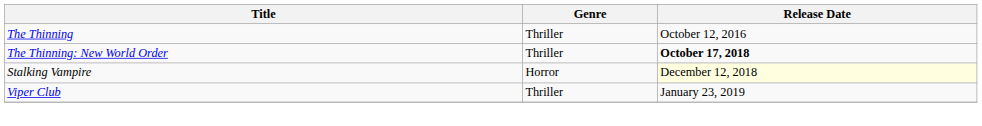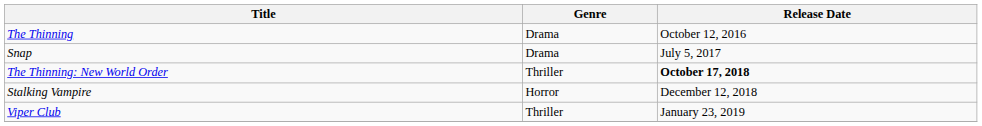(544, 33) Thriller -> (542, 33) Drama
+ row: (20, 53)
(709, 72) lightyellow background -> (709, 92) no background
